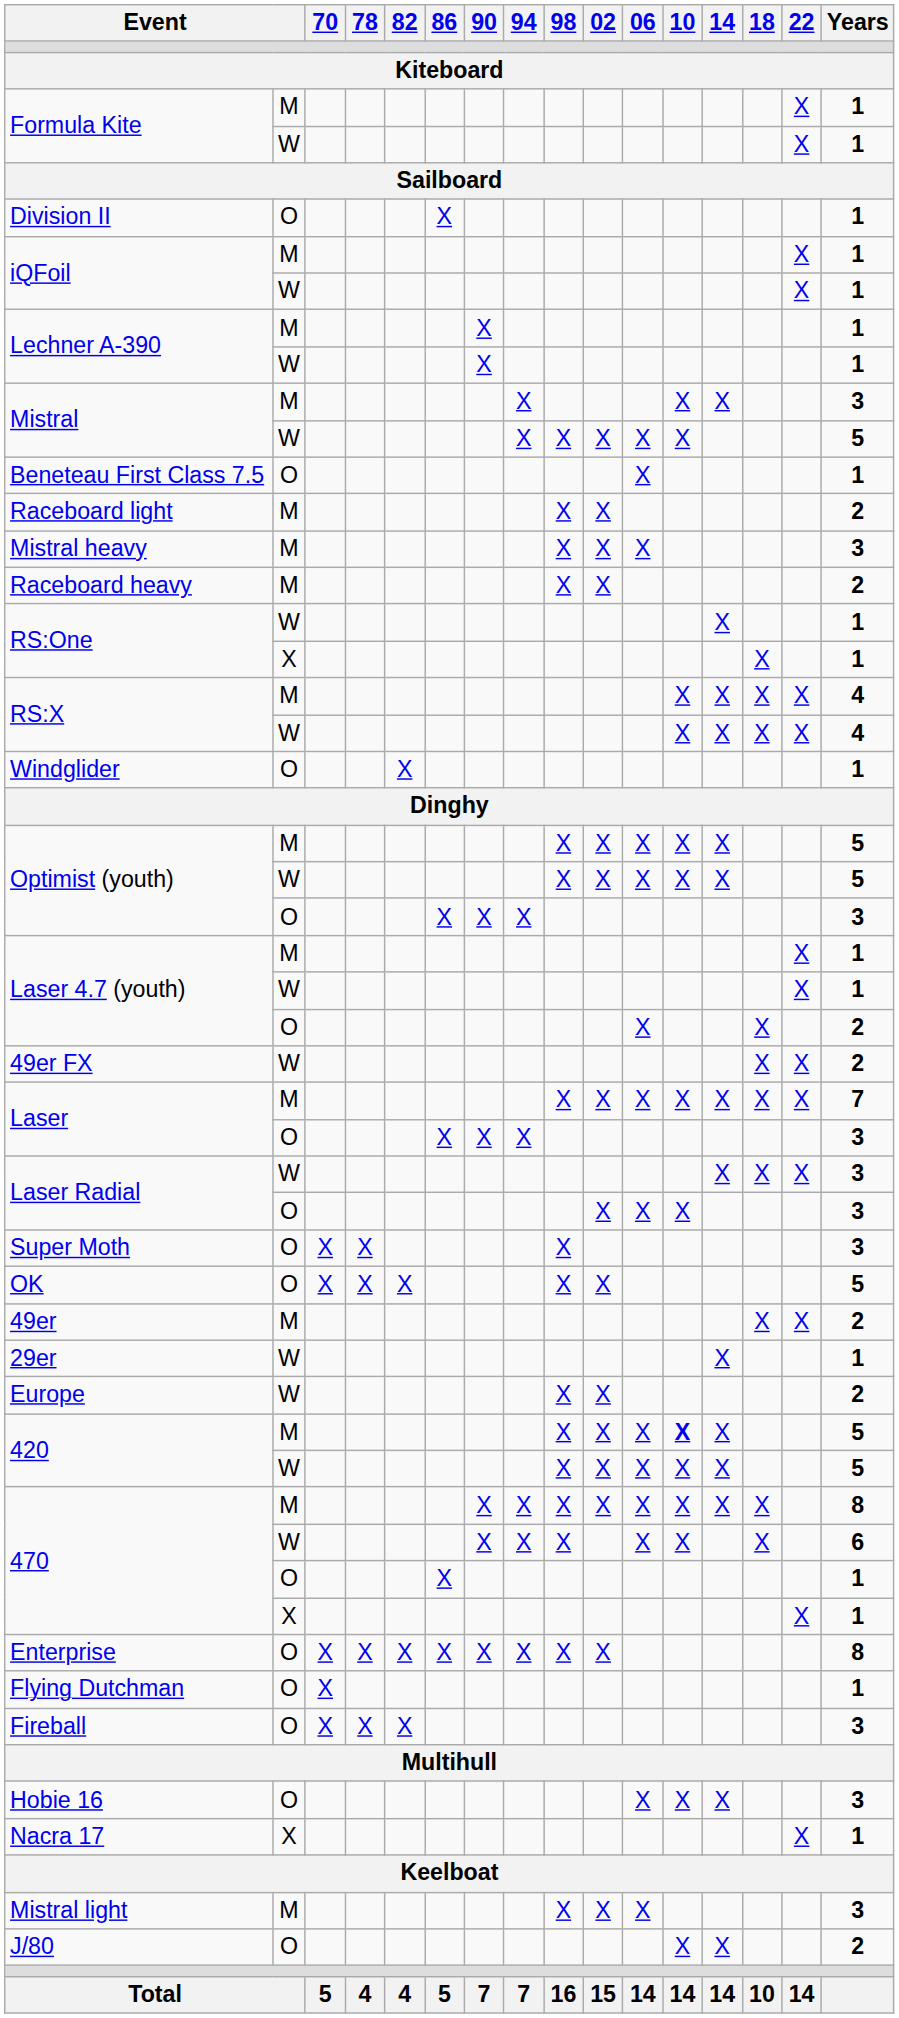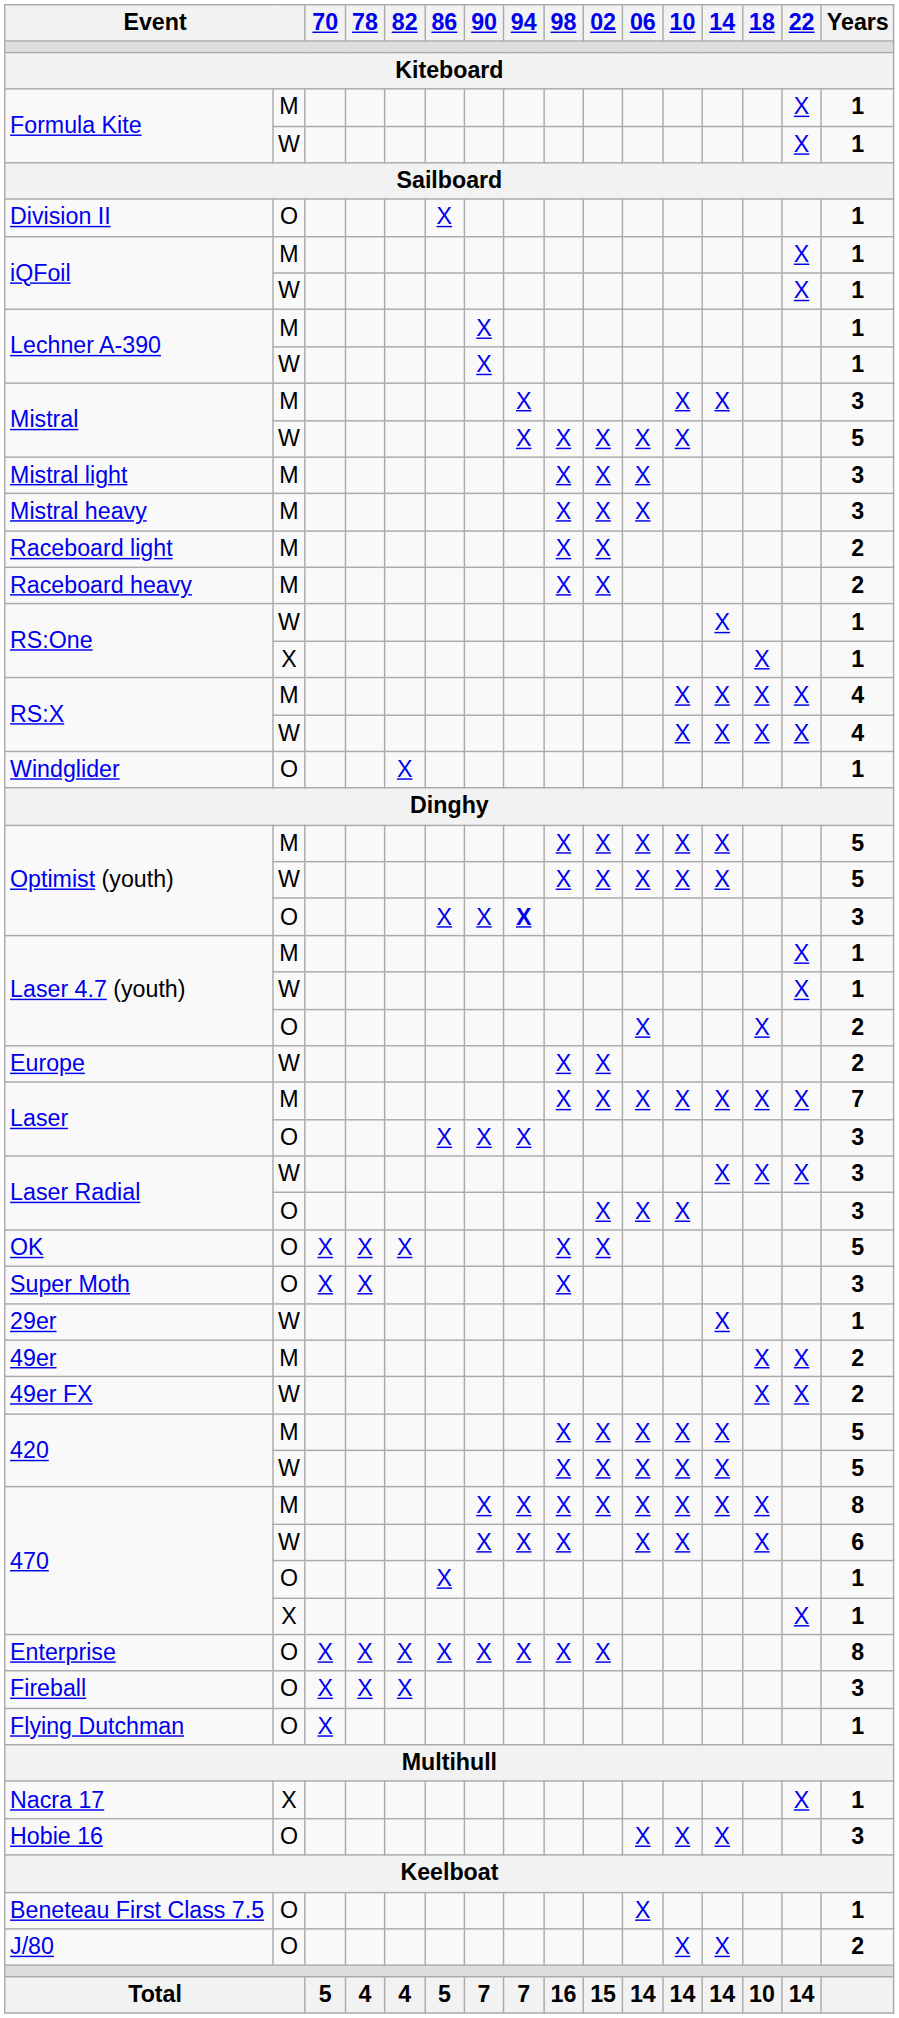rows swapped: (69, 1910) <-> (137, 475)
rows swapped: (78, 548) <-> (91, 511)
(524, 916) normal -> (524, 916) bold
rows swapped: (47, 1394) <-> (51, 1063)
rows swapped: (27, 1284) <-> (70, 1247)
rows swapped: (33, 1358) <-> (33, 1321)
(682, 1431) bold -> (682, 1431) normal
rows swapped: (48, 1726) <-> (97, 1689)
rows swapped: (57, 1799) <-> (57, 1836)
